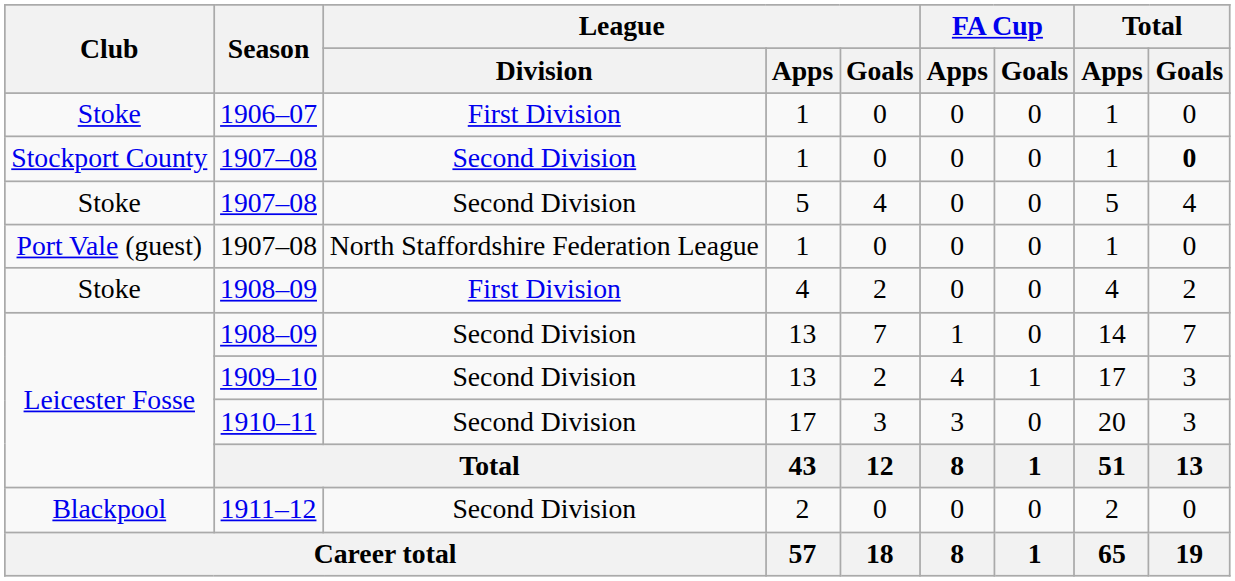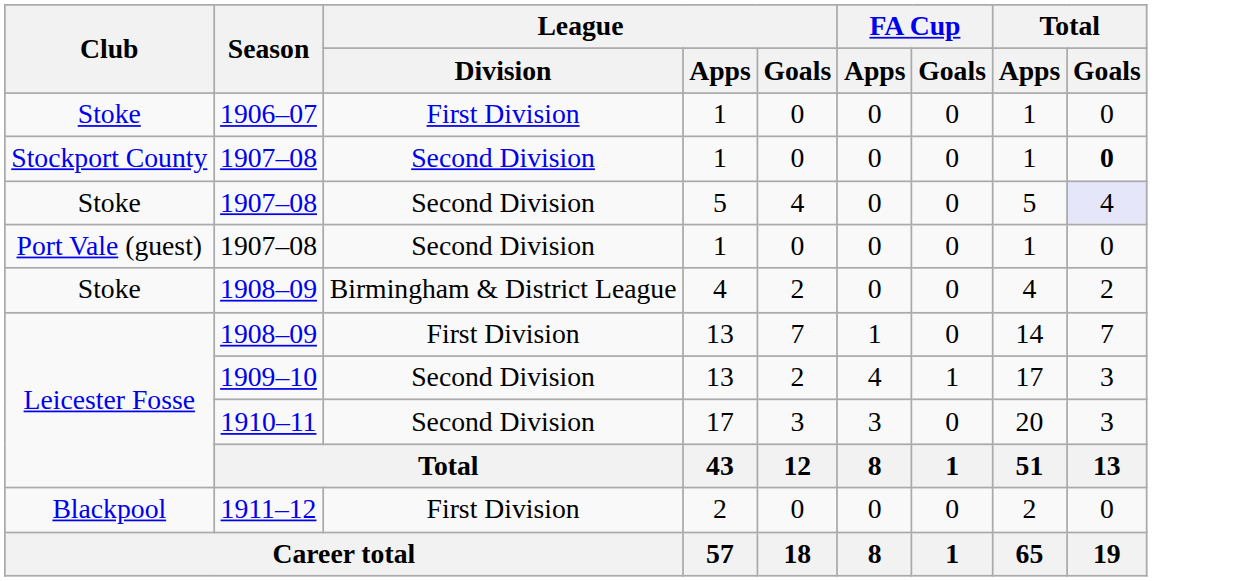(1189, 202) no background -> (1107, 202) lavender background
(544, 245) North Staffordshire Federation League -> (503, 245) Second Division
(544, 289) First Division -> (503, 289) Birmingham & District League
(544, 333) Second Division -> (503, 333) First Division
(544, 509) Second Division -> (503, 509) First Division
